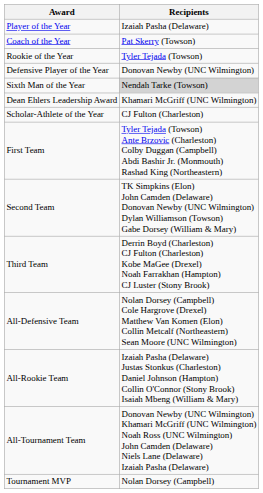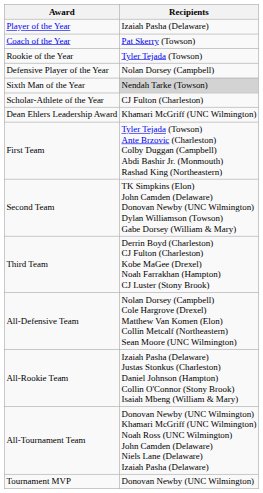(188, 71) Donovan Newby (UNC Wilmington) -> (168, 71) Nolan Dorsey (Campbell)
rows swapped: (62, 100) <-> (55, 115)
(168, 481) Nolan Dorsey (Campbell) -> (188, 481) Donovan Newby (UNC Wilmington)
